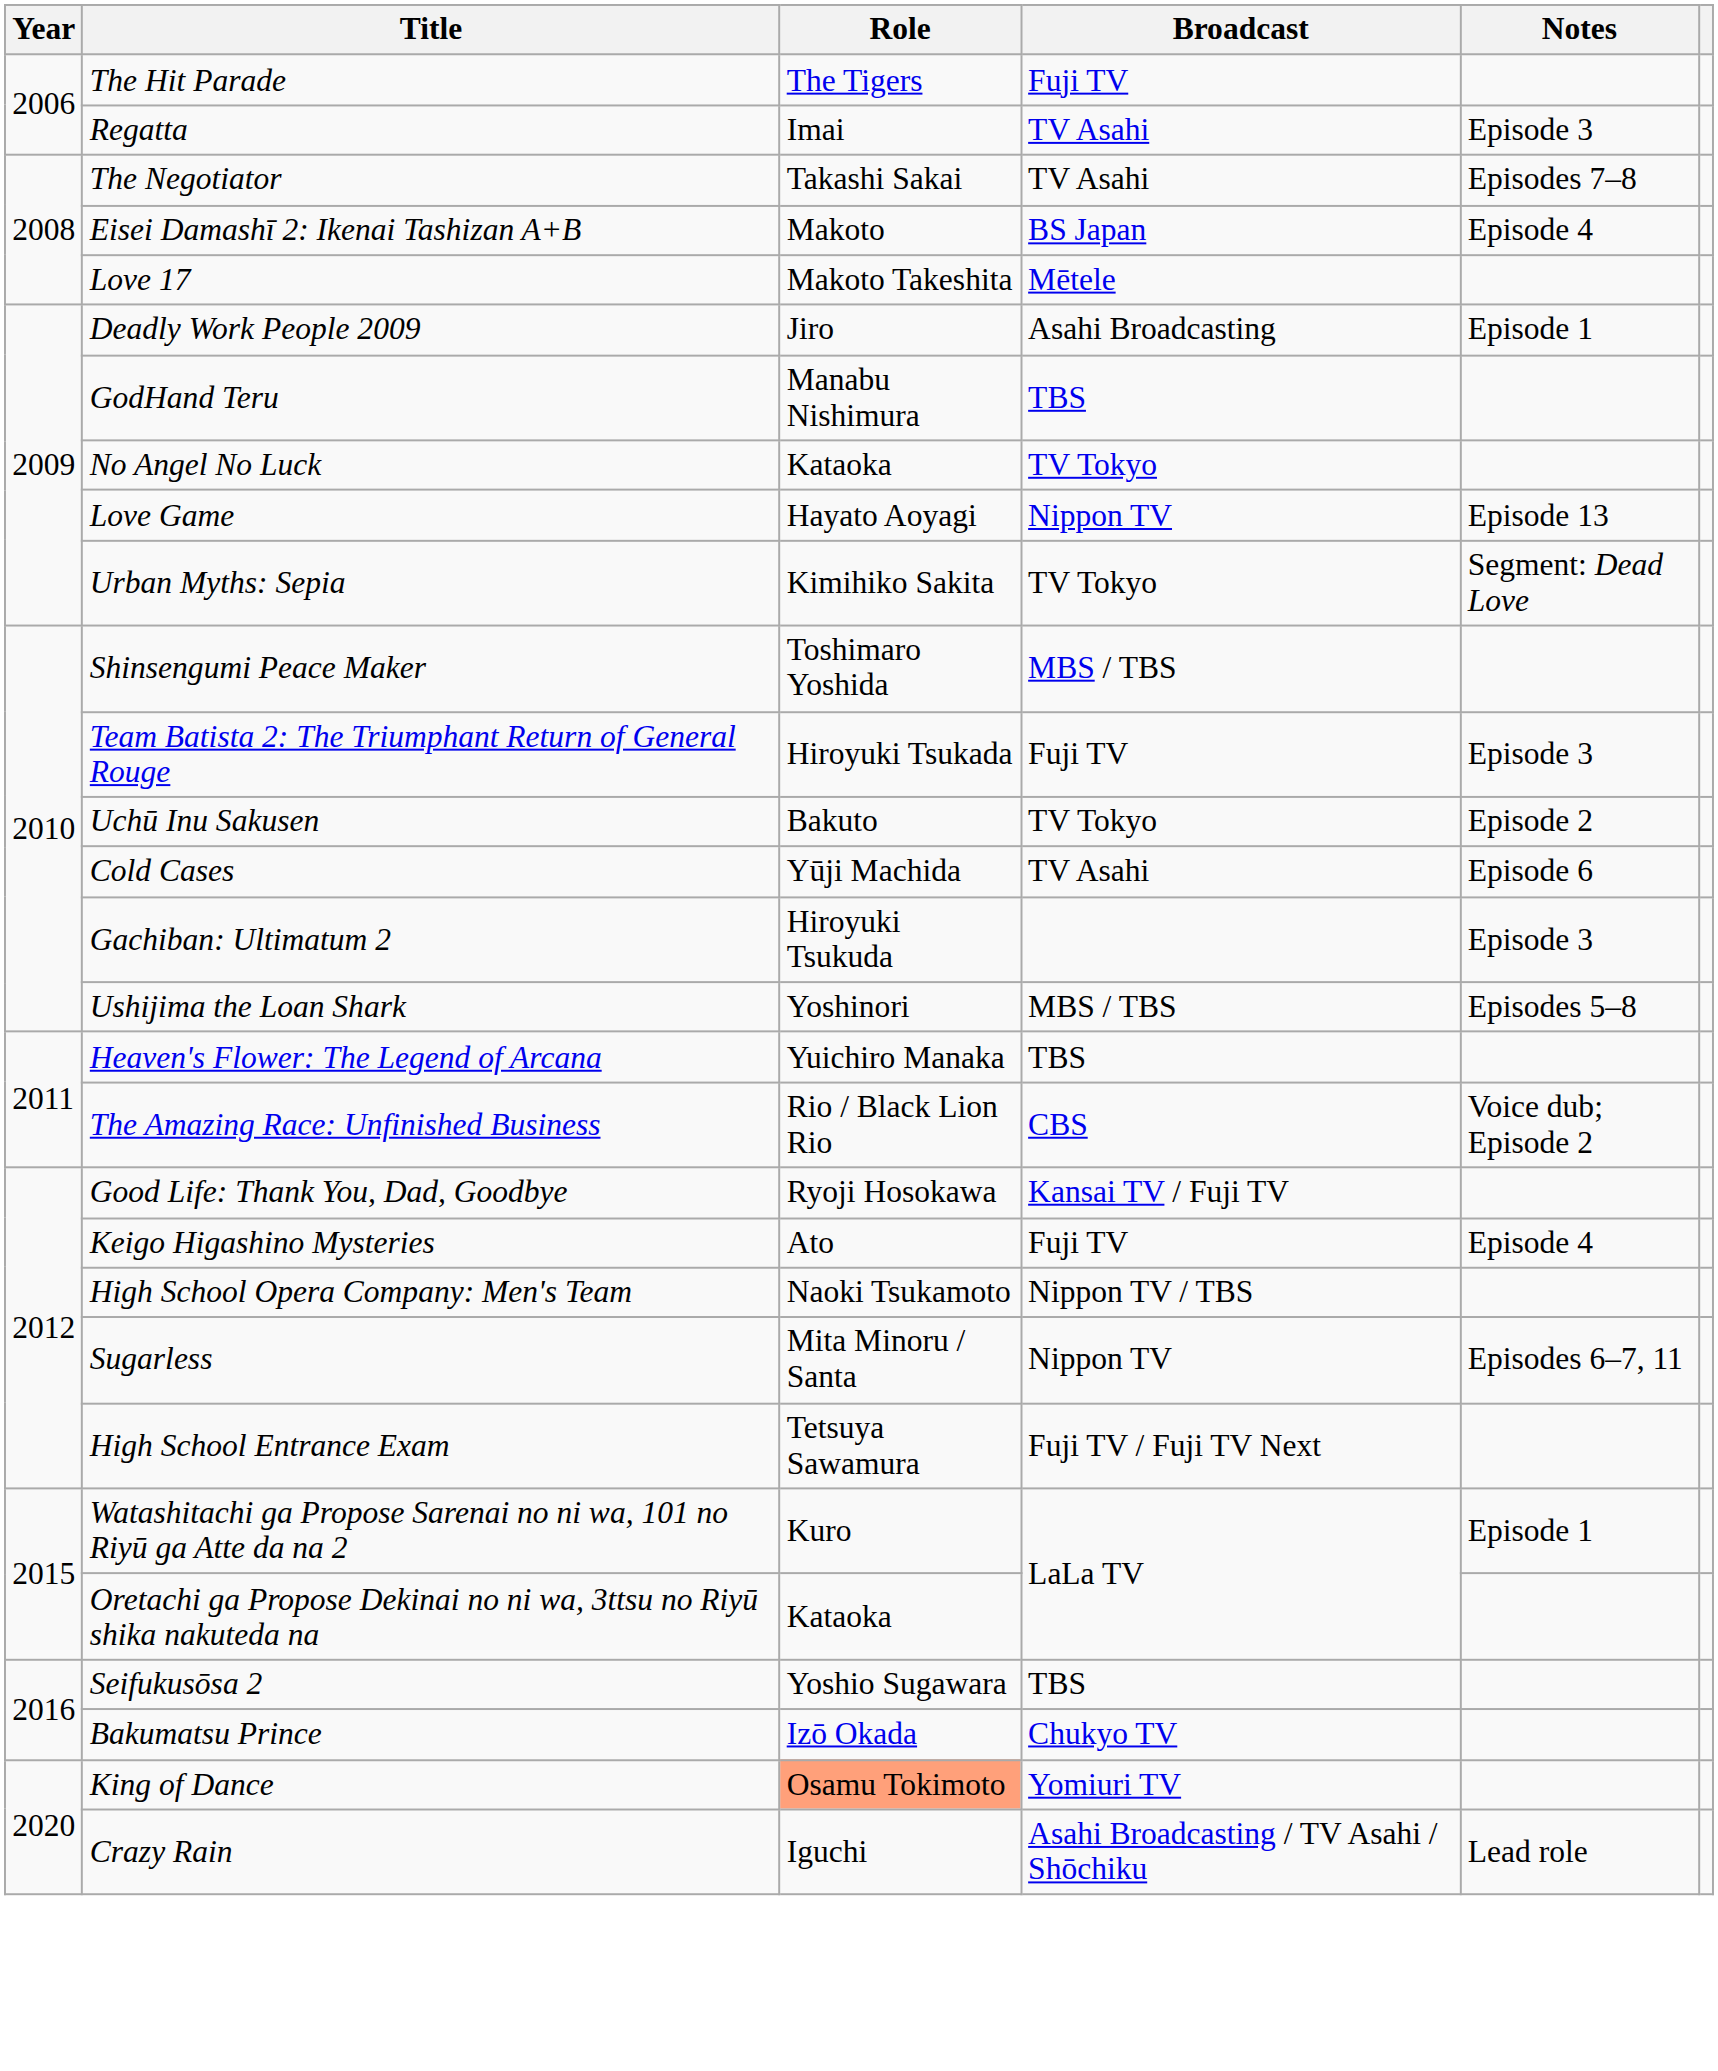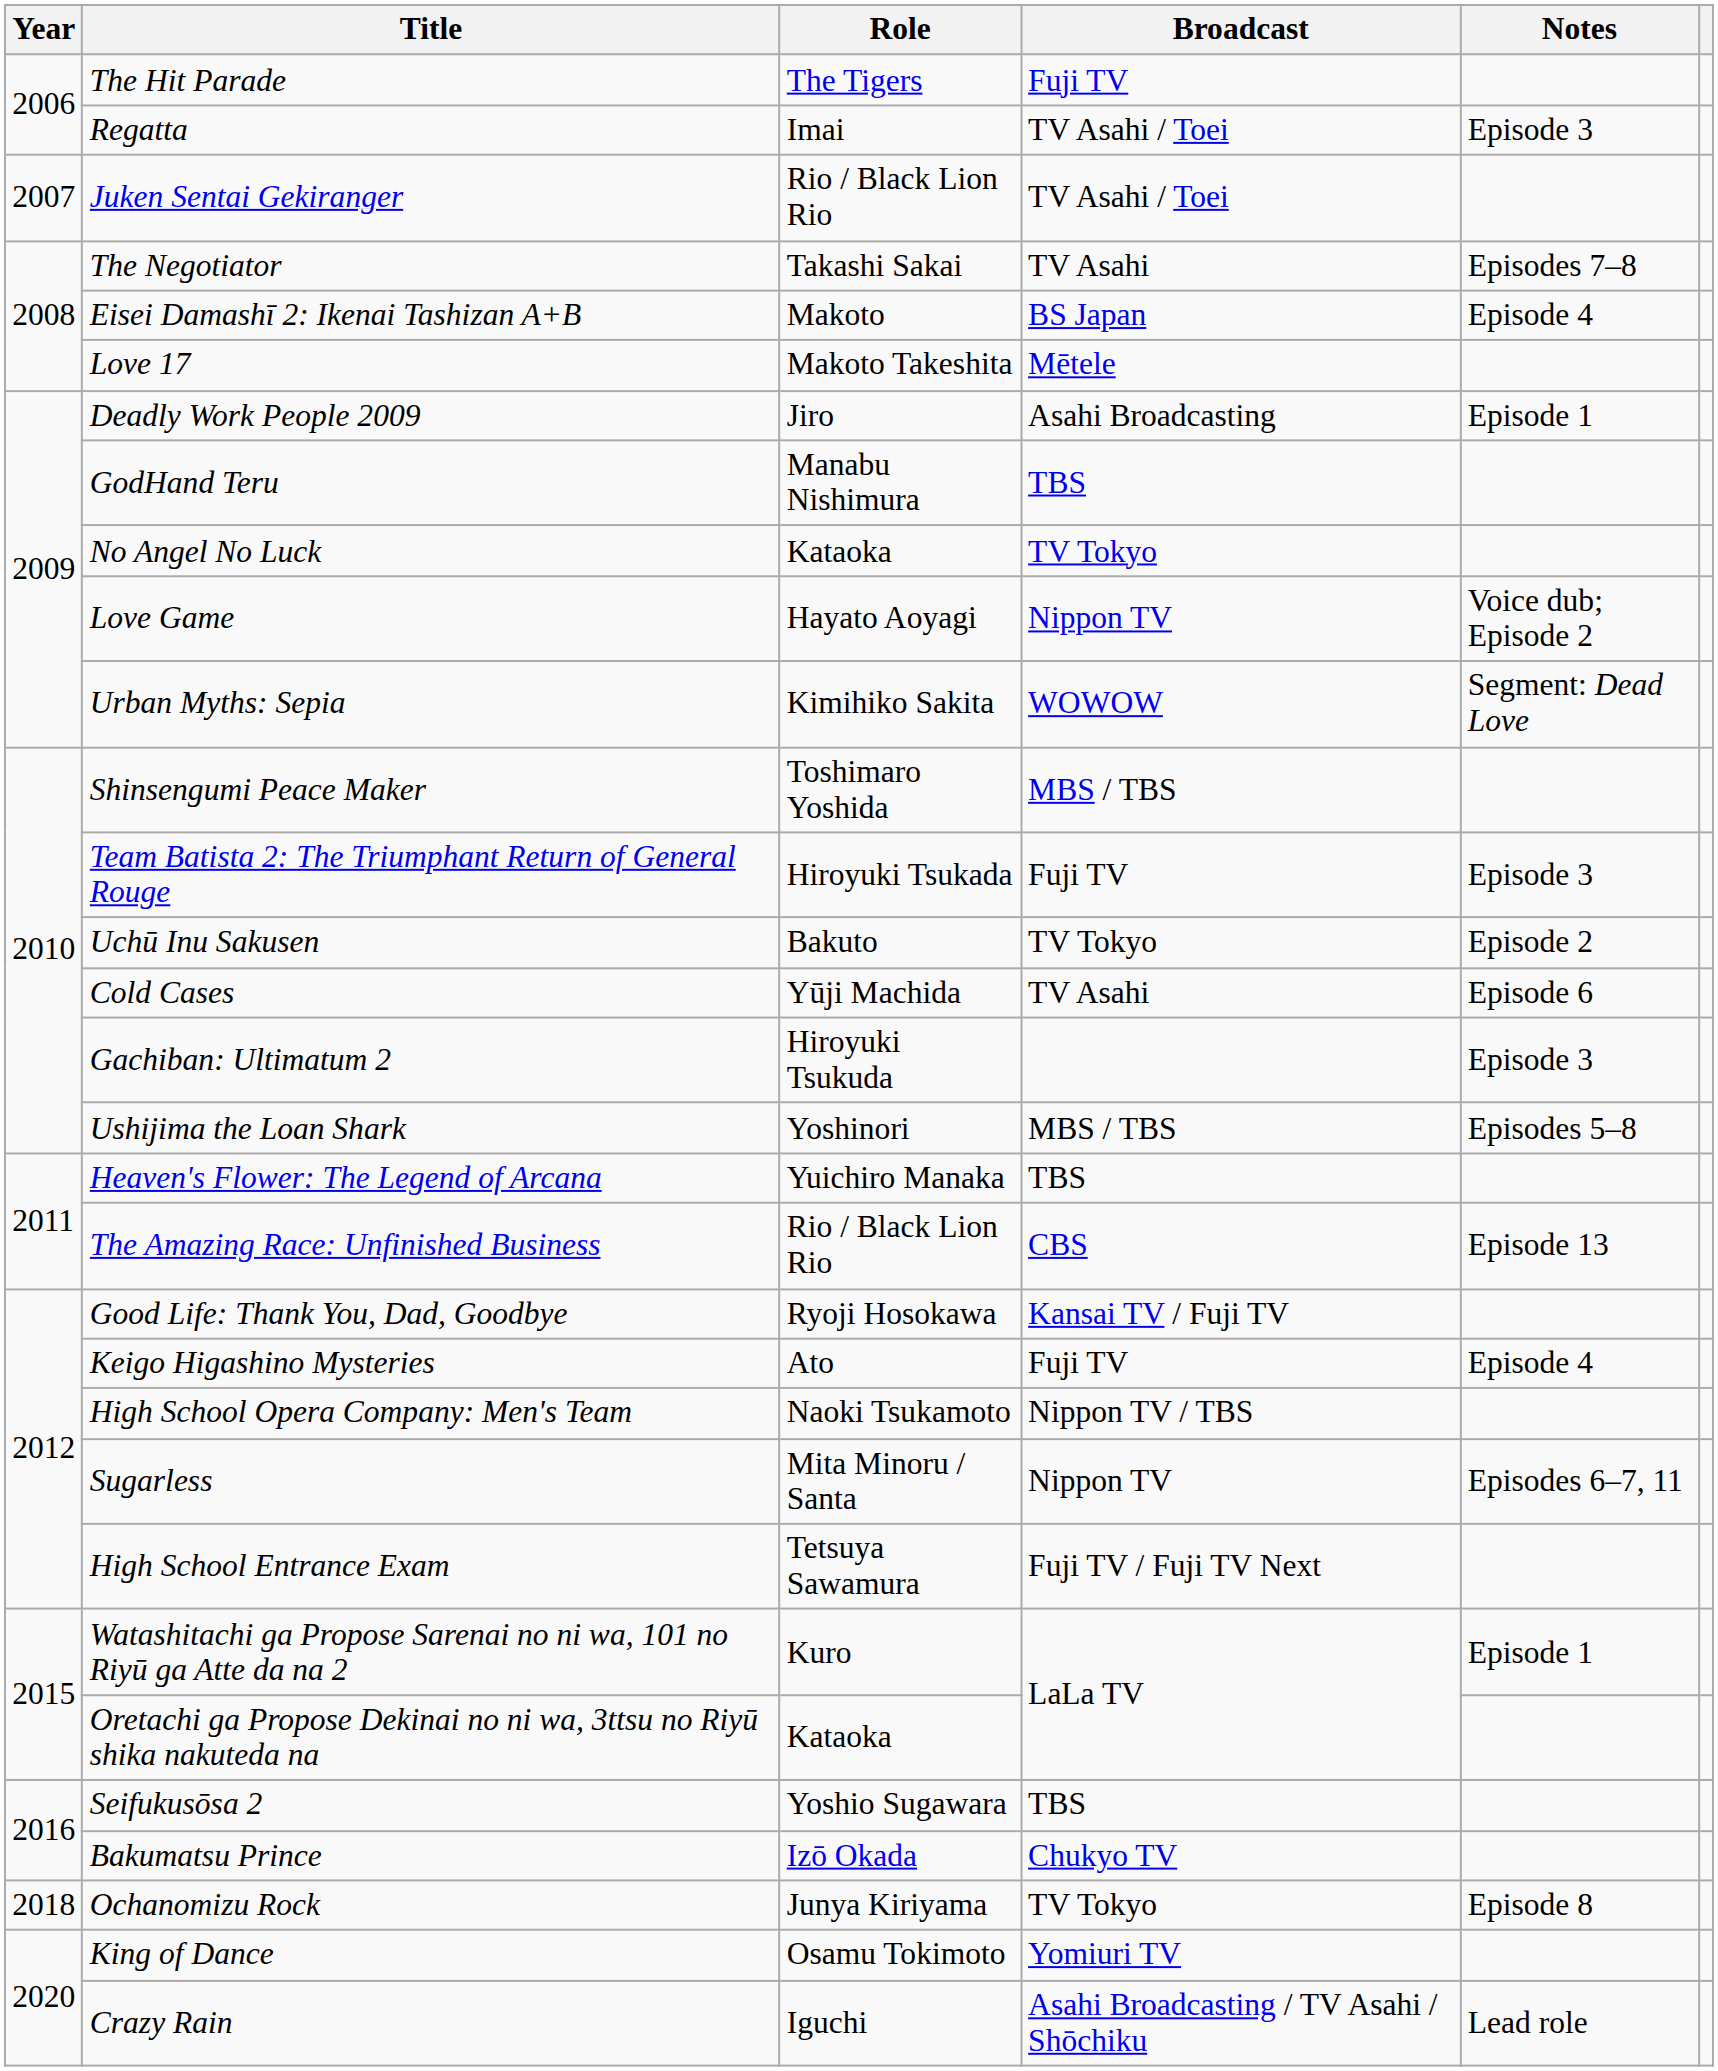(1089, 129) TV Asahi -> (1128, 129) TV Asahi / Toei
+ row: (246, 197)
(1538, 514) Episode 13 -> (1535, 618) Voice dub; Episode 2
(1093, 582) TV Tokyo -> (1096, 703) WOWOW
(1535, 1124) Voice dub; Episode 2 -> (1538, 1245) Episode 13
+ row: (205, 1904)
(896, 1783) lightsalmon background -> (896, 1954) no background
